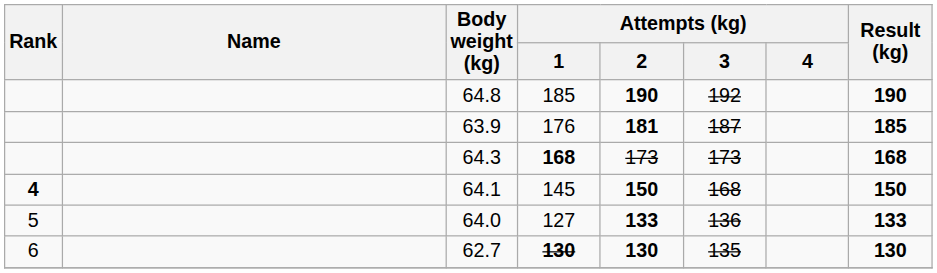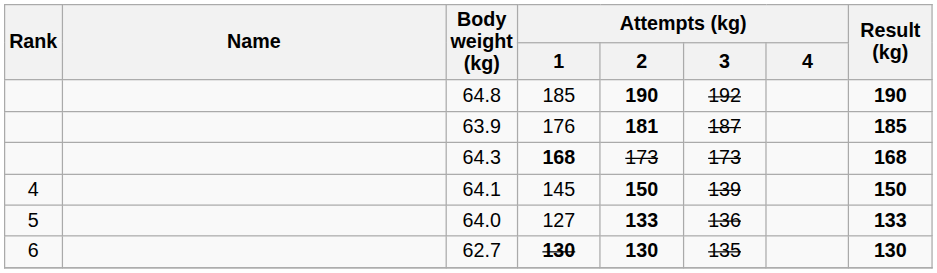(33, 189) bold -> (33, 189) normal
(725, 189) 168 -> (725, 189) 139
